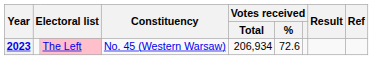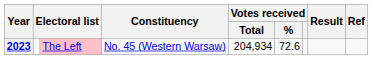(253, 47) 206,934 -> (253, 47) 204,934
